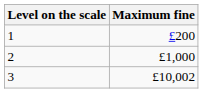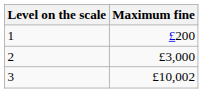(177, 56) £1,000 -> (177, 56) £3,000
